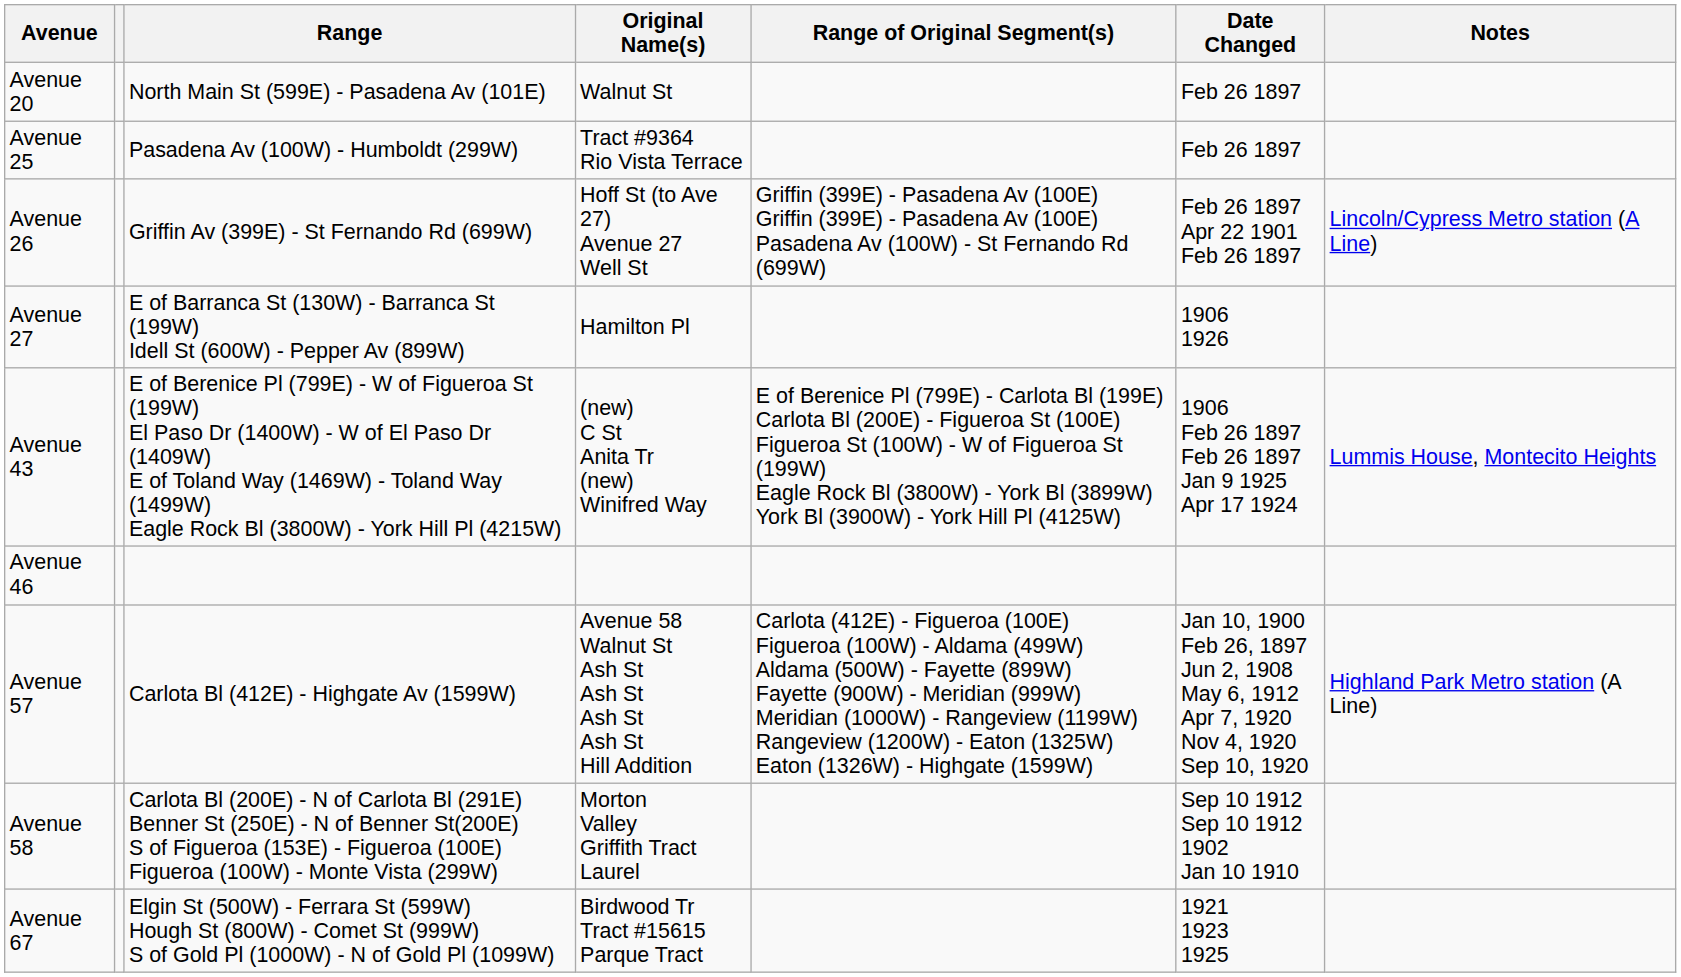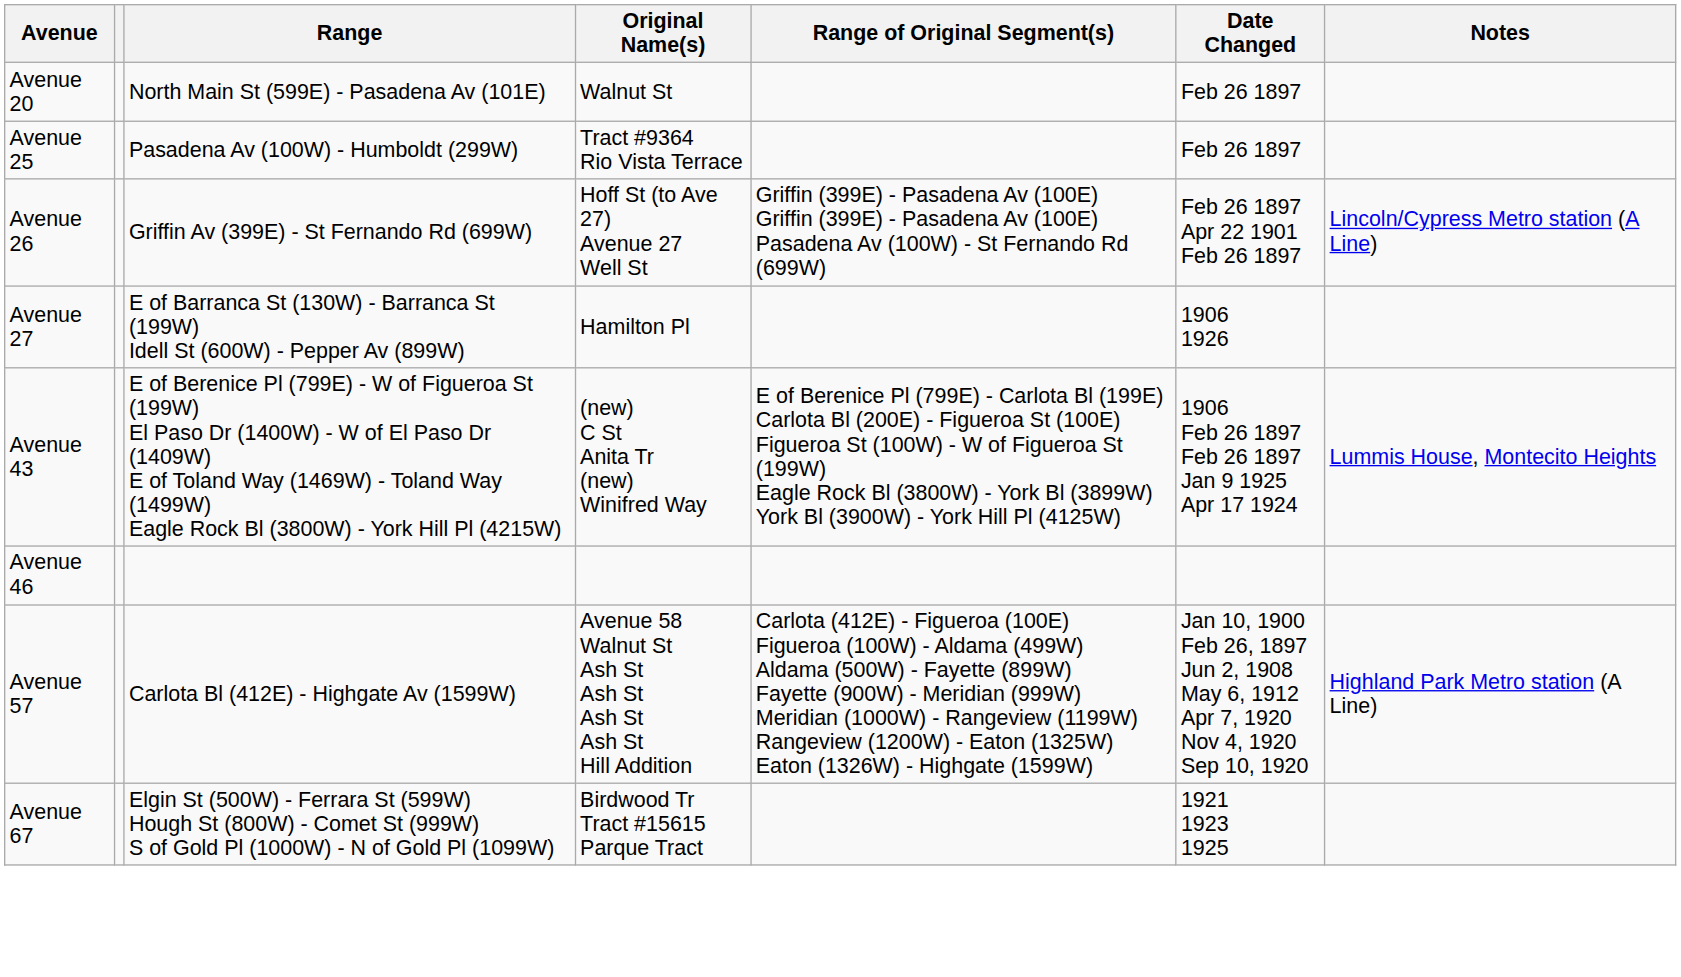- row: (46, 836)
